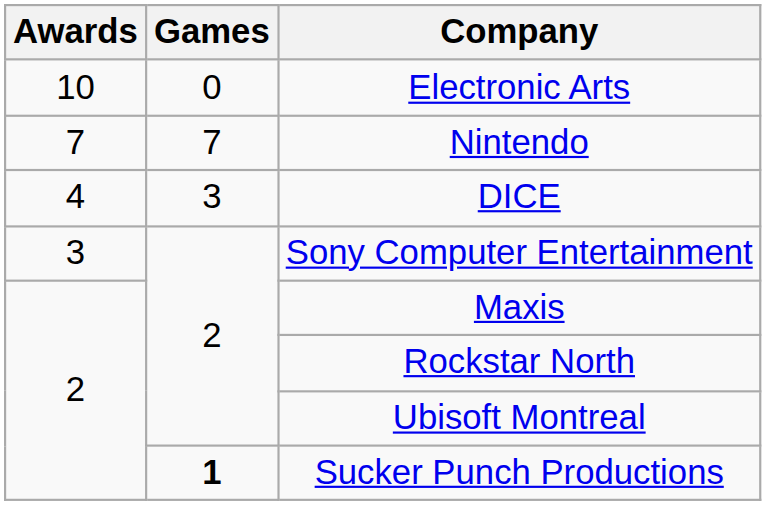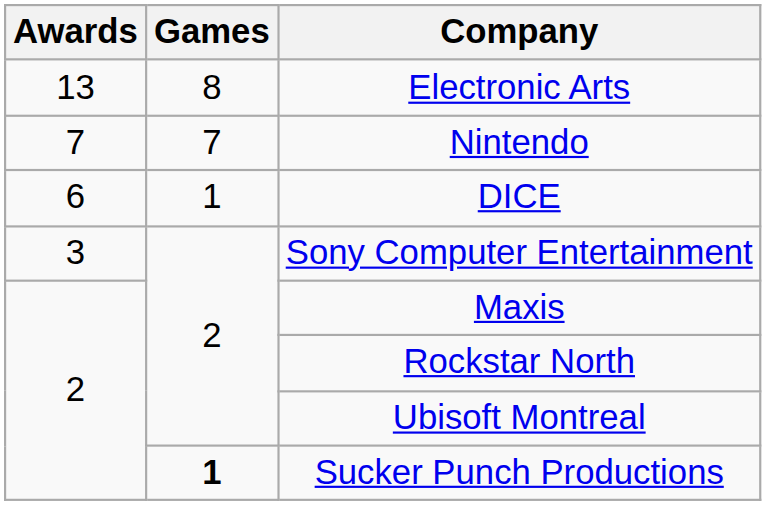(75, 87) 10 -> (75, 87) 13
(212, 87) 0 -> (212, 87) 8
(75, 197) 4 -> (75, 197) 6
(212, 197) 3 -> (212, 197) 1
